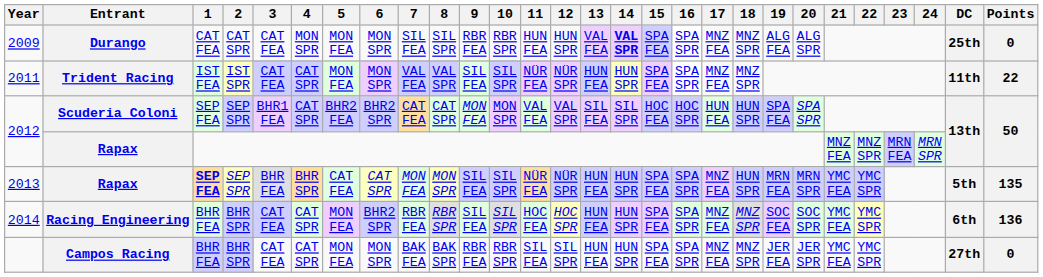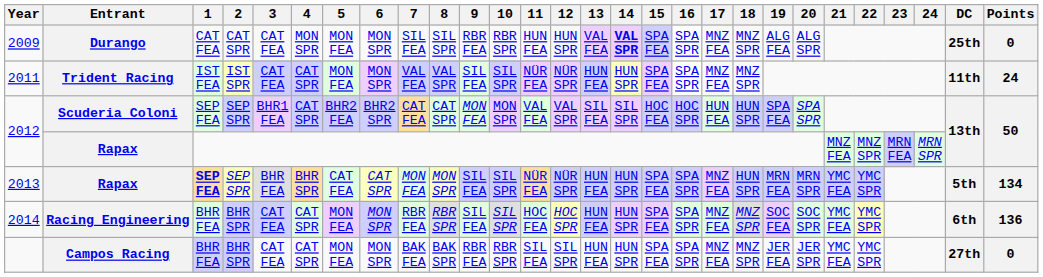(1010, 78) 22 -> (1010, 78) 24
(1010, 184) 135 -> (1010, 184) 134
(379, 220) BHR2 SPR -> (379, 220) MON SPR
